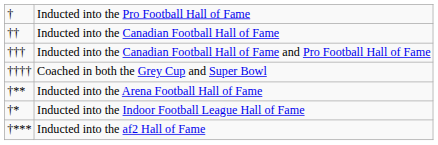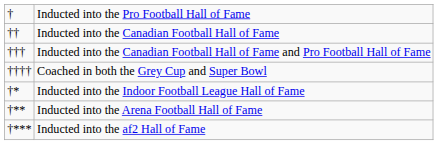rows swapped: (171, 110) <-> (150, 91)
